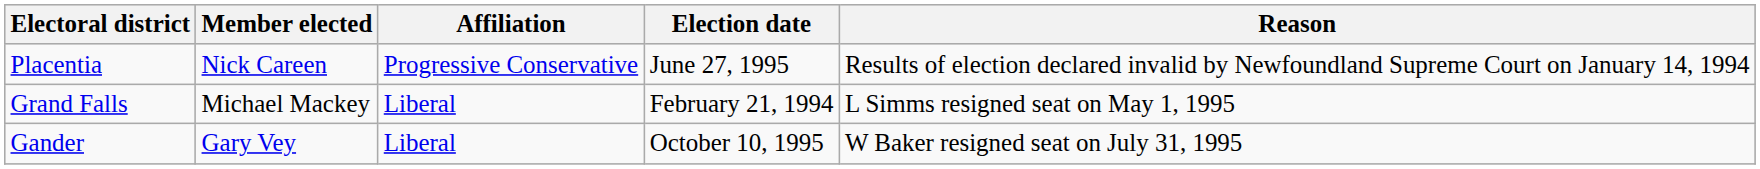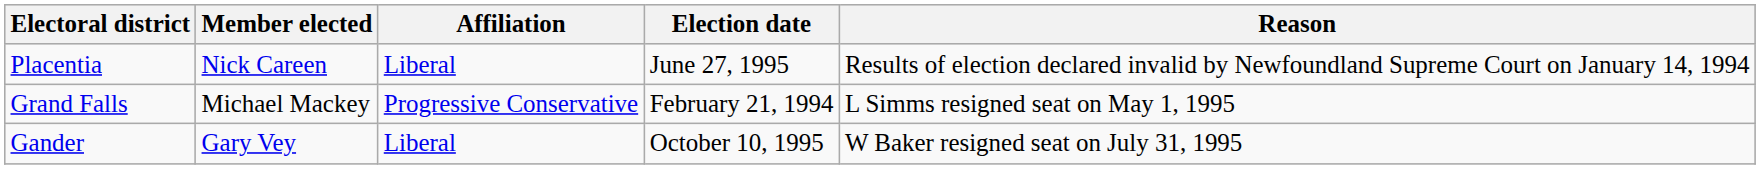(511, 63) Progressive Conservative -> (420, 63) Liberal
(420, 103) Liberal -> (511, 103) Progressive Conservative
